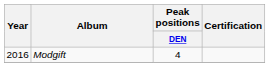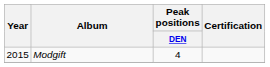(18, 54) 2016 -> (18, 54) 2015
